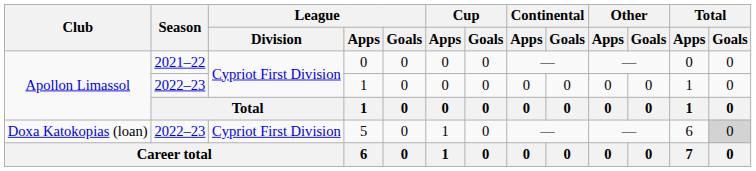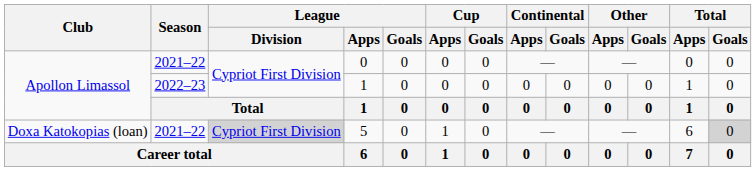(180, 131) 2022–23 -> (180, 131) 2021–22
(276, 131) no background -> (276, 131) lightgrey background
